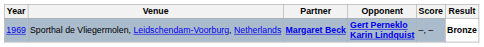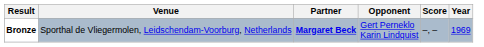columns swapped: (16, 12) <-> (462, 12)
(382, 30) bold -> (389, 30) normal
